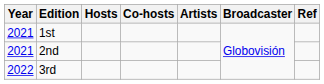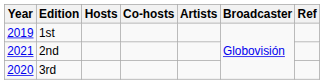(20, 33) 2021 -> (20, 33) 2019
(20, 70) 2022 -> (20, 70) 2020
